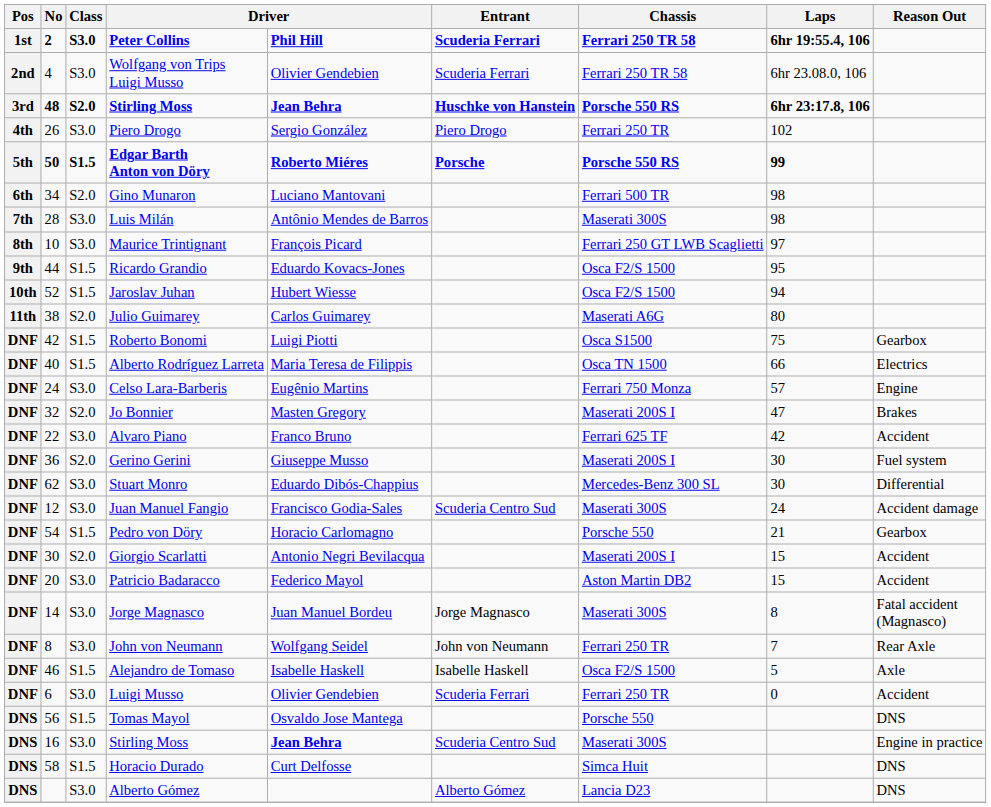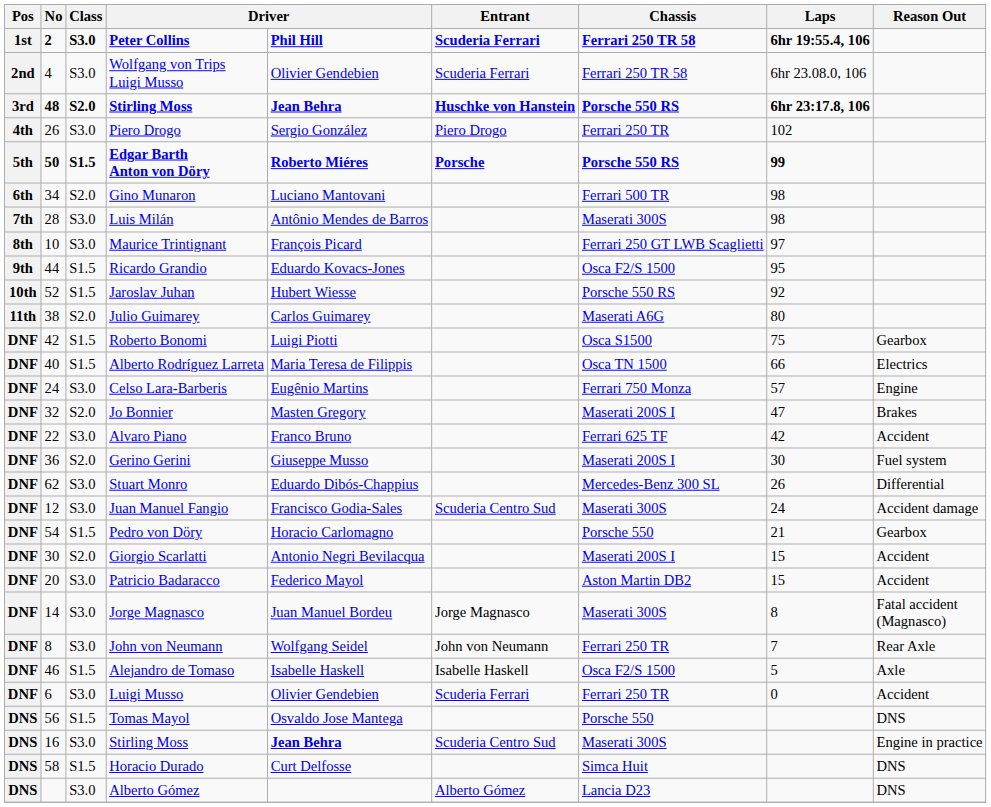(629, 291) Osca F2/S 1500 -> (629, 291) Porsche 550 RS
(778, 291) 94 -> (778, 291) 92
(778, 484) 30 -> (778, 484) 26
